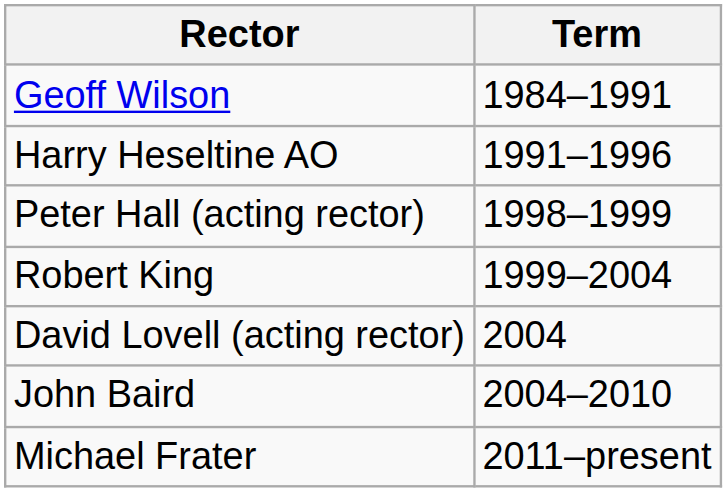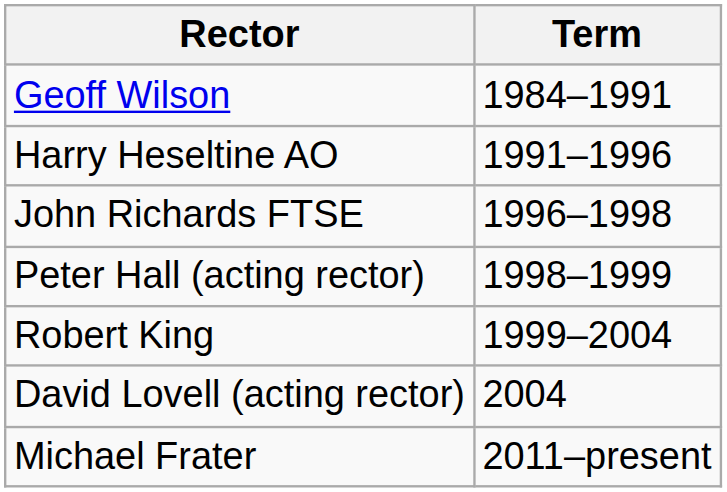+ row: (189, 214)
- row: (105, 395)
